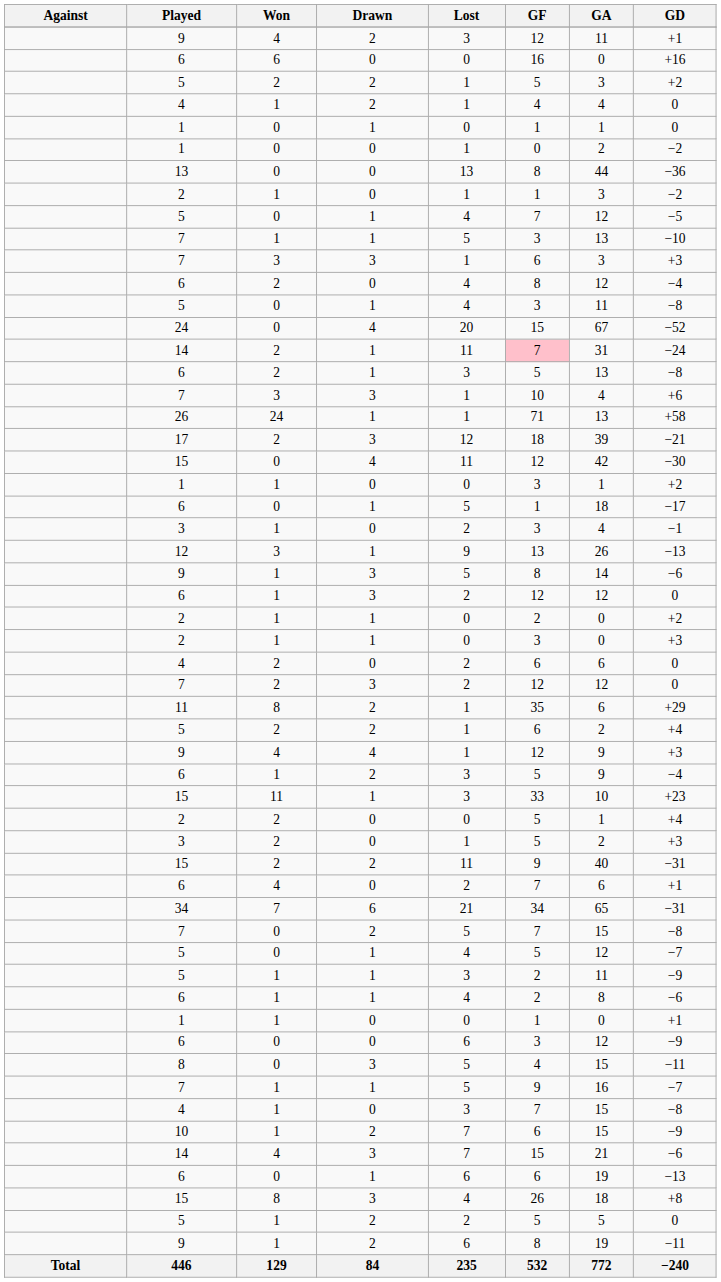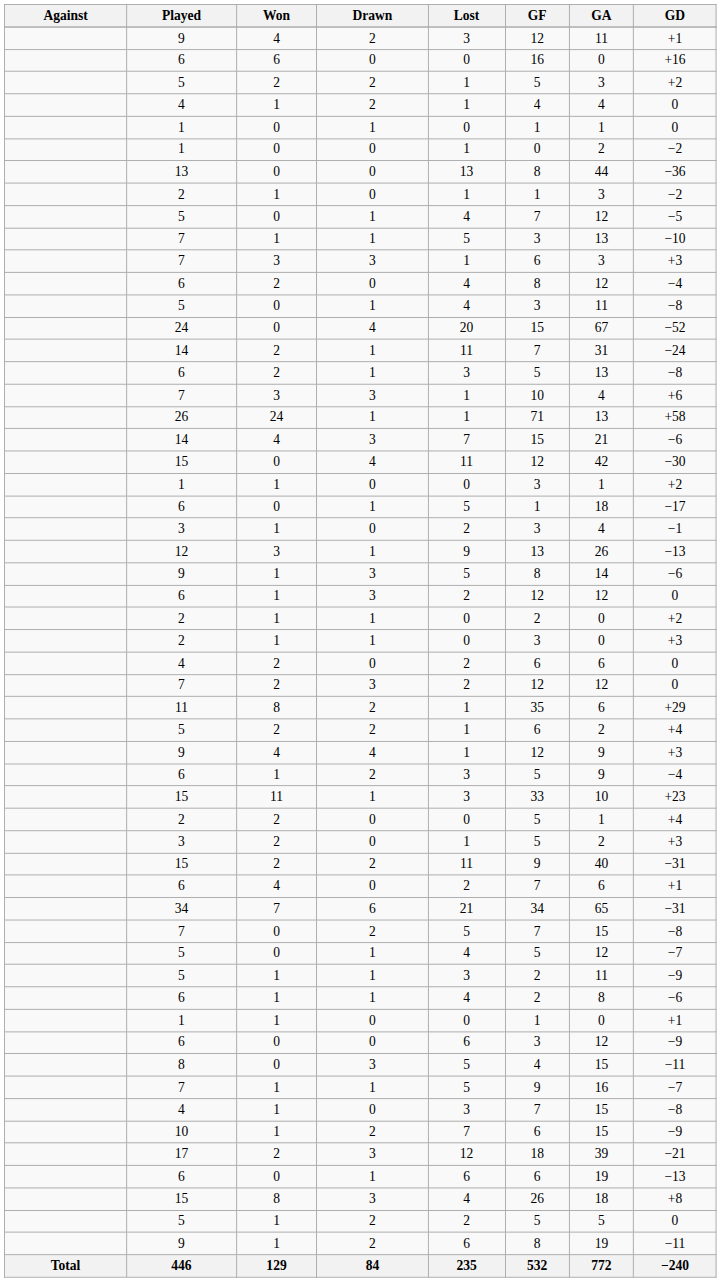(537, 350) pink background -> (537, 350) no background
rows swapped: (181, 1154) <-> (181, 440)
